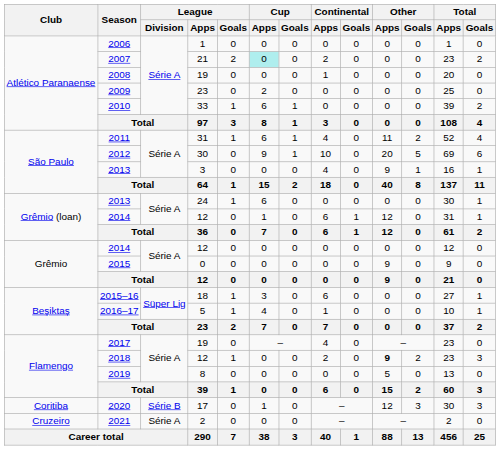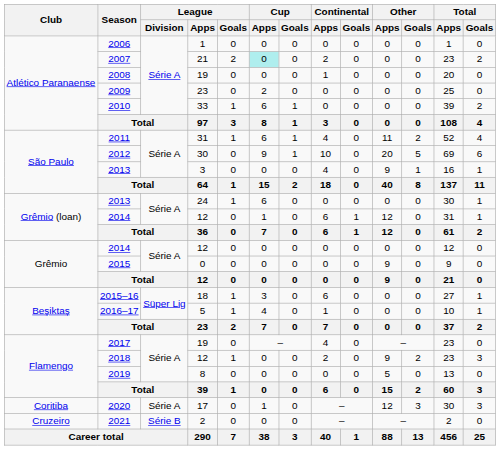(387, 358) bold -> (387, 358) normal
(164, 405) Série B -> (164, 405) Série A
(164, 421) Série A -> (164, 421) Série B
